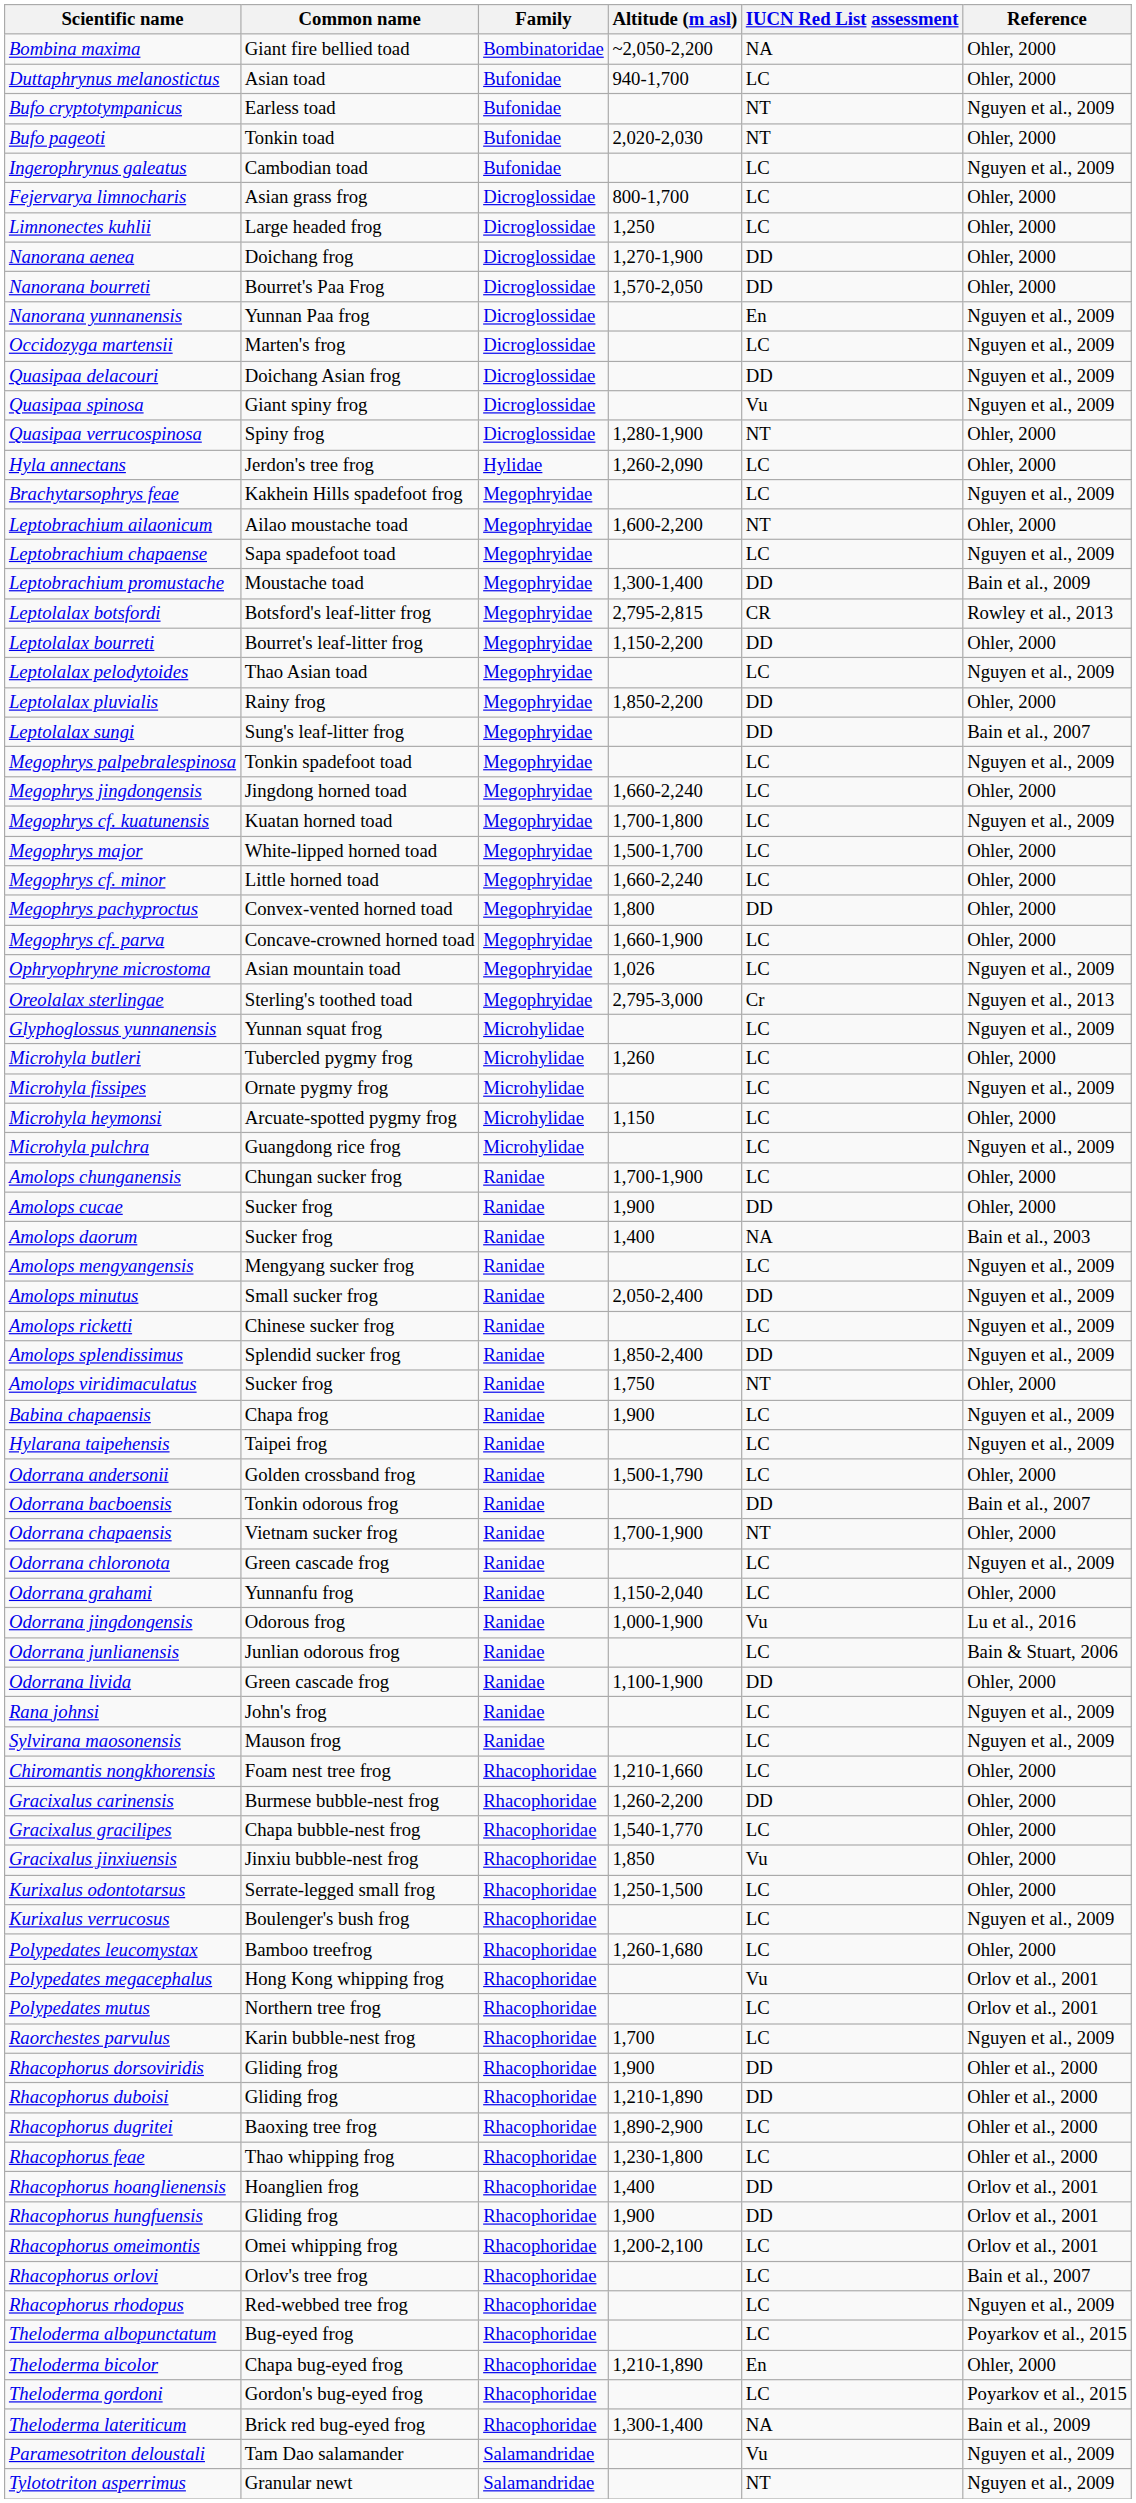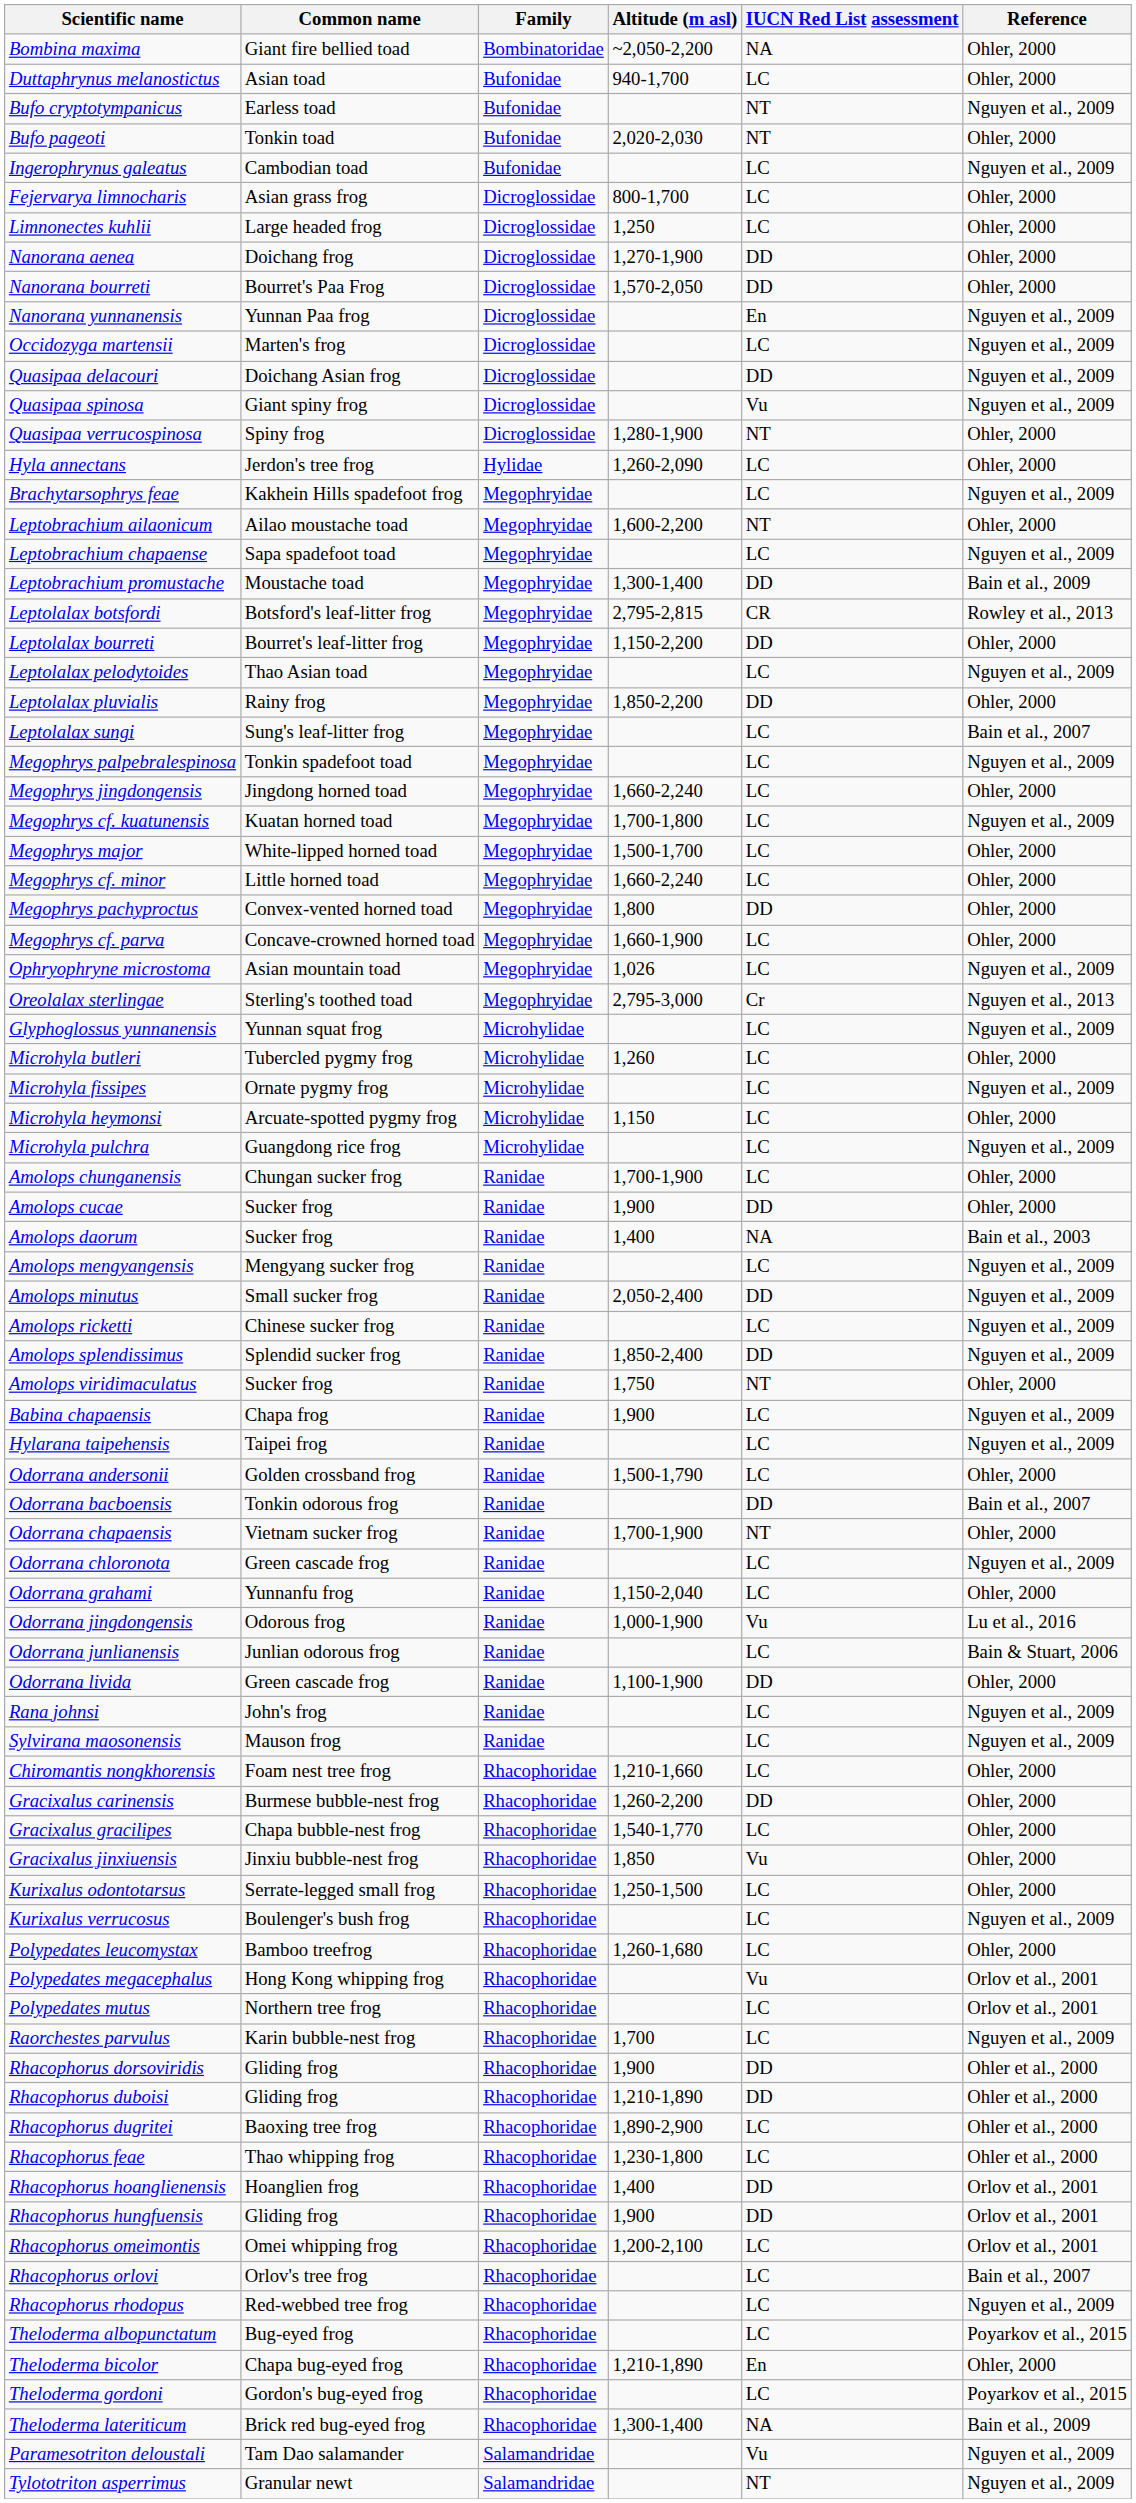(759, 731) DD -> (758, 731) LC
